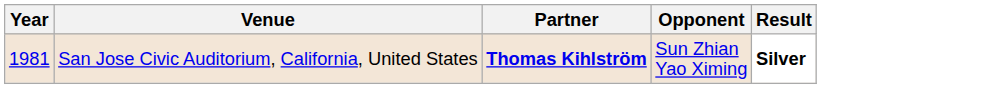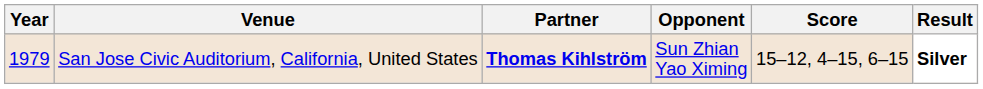+ column: (832, 19)
(29, 59) 1981 -> (29, 59) 1979
